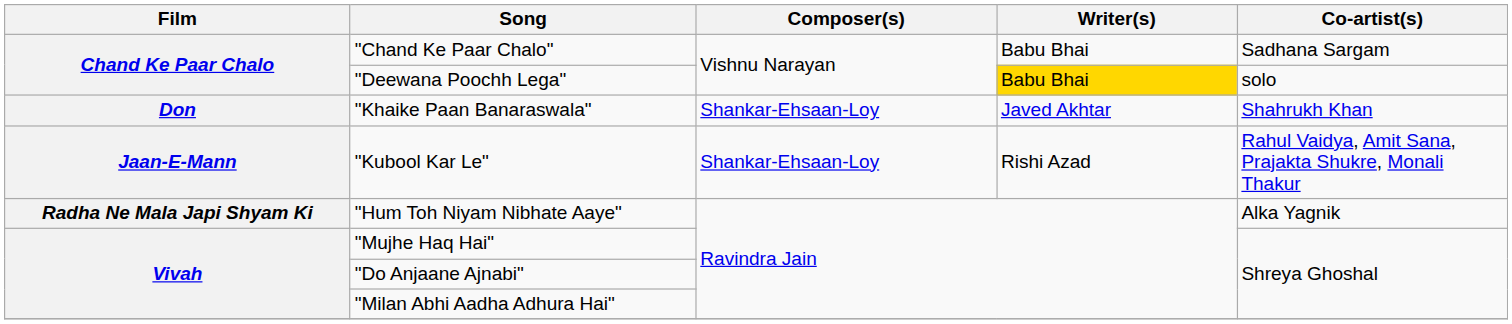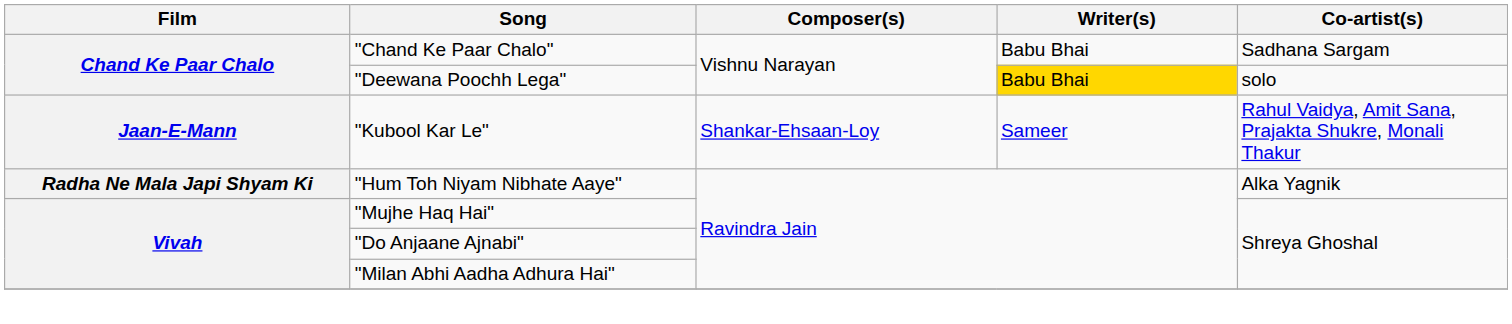- row: (473, 110)
(1046, 161) Rishi Azad -> (1034, 131) Sameer
